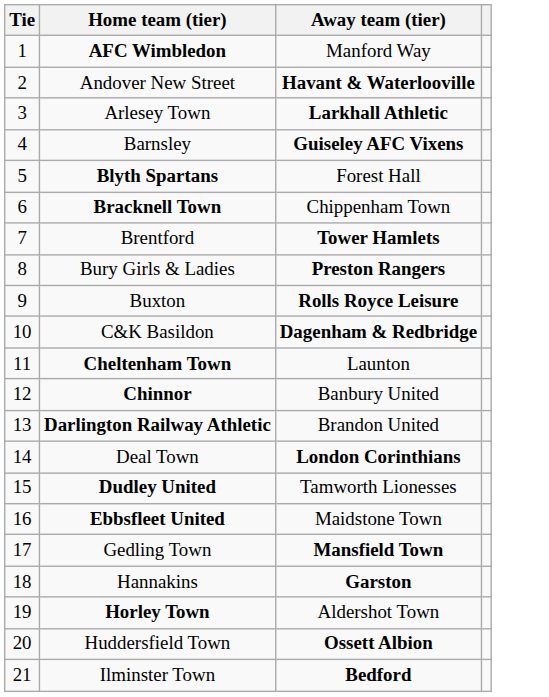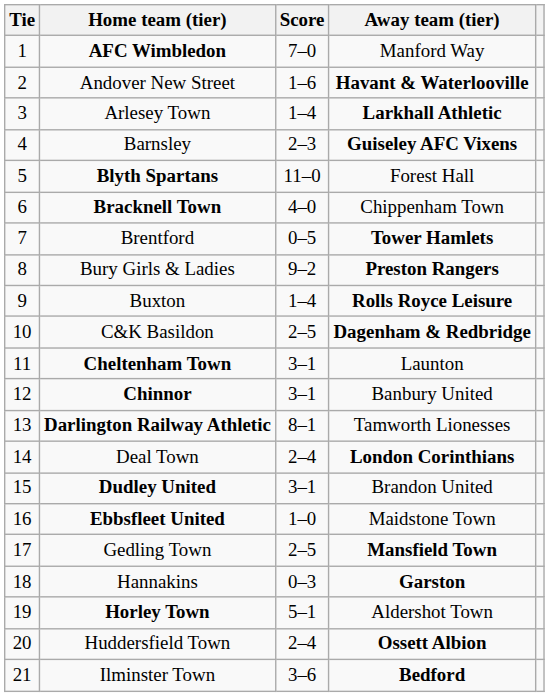+ column: (302, 19)
(378, 425) Brandon United -> (432, 425) Tamworth Lionesses
(378, 487) Tamworth Lionesses -> (432, 487) Brandon United
